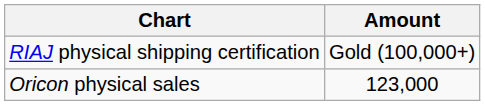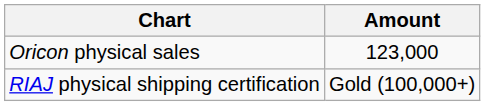rows swapped: (105, 84) <-> (164, 52)
